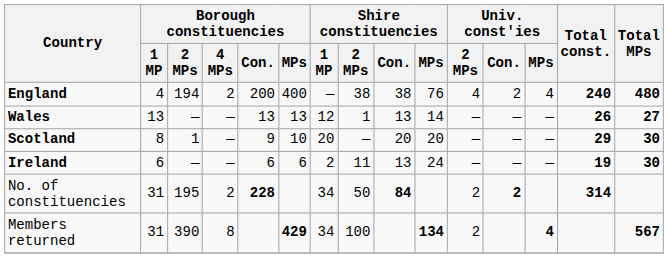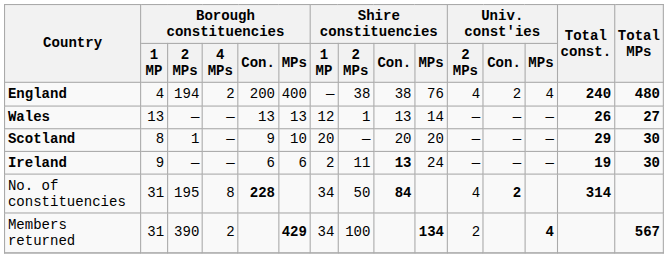(160, 163) 6 -> (160, 163) 9
(403, 163) normal -> (403, 163) bold
(230, 194) 2 -> (230, 194) 8
(476, 194) 2 -> (476, 194) 4
(230, 233) 8 -> (230, 233) 2
